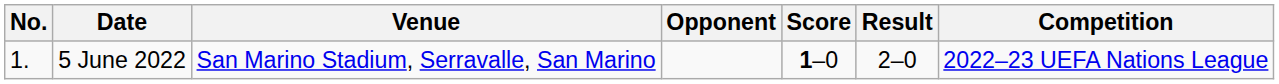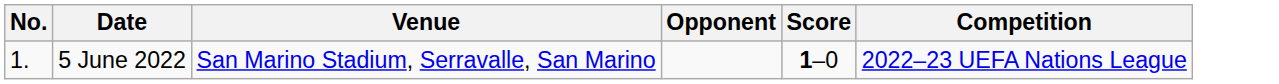- column: (897, 22)
